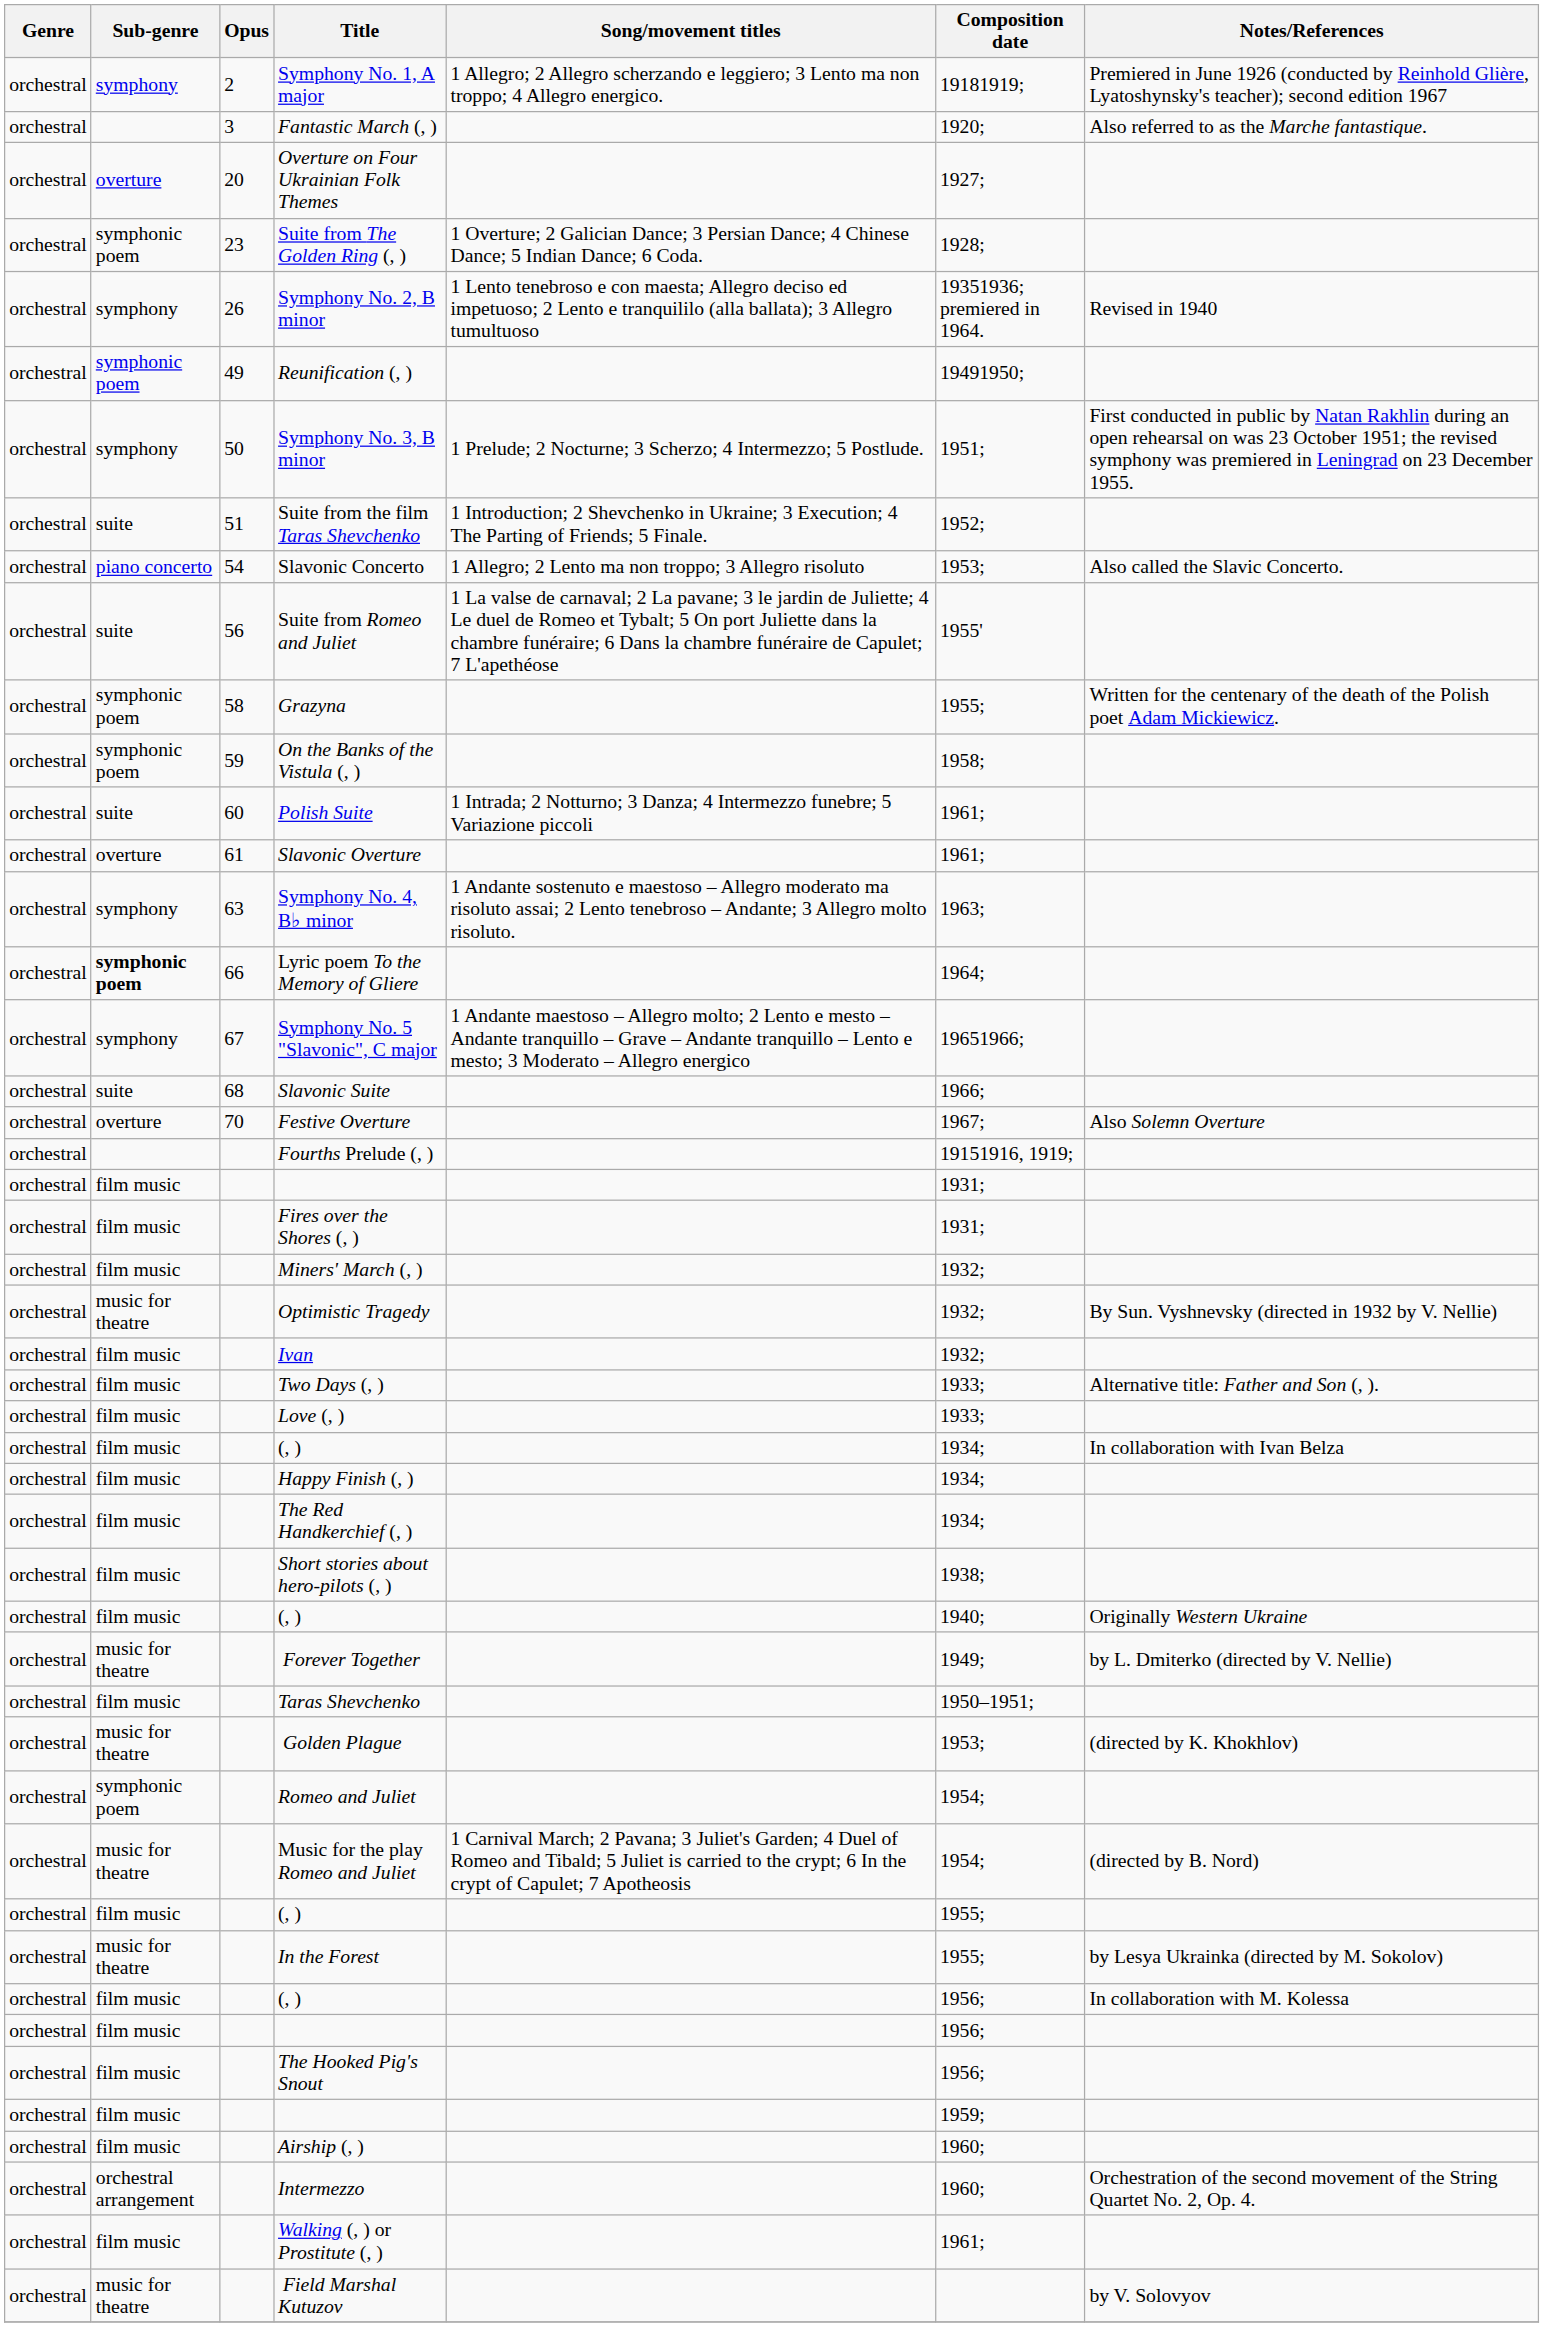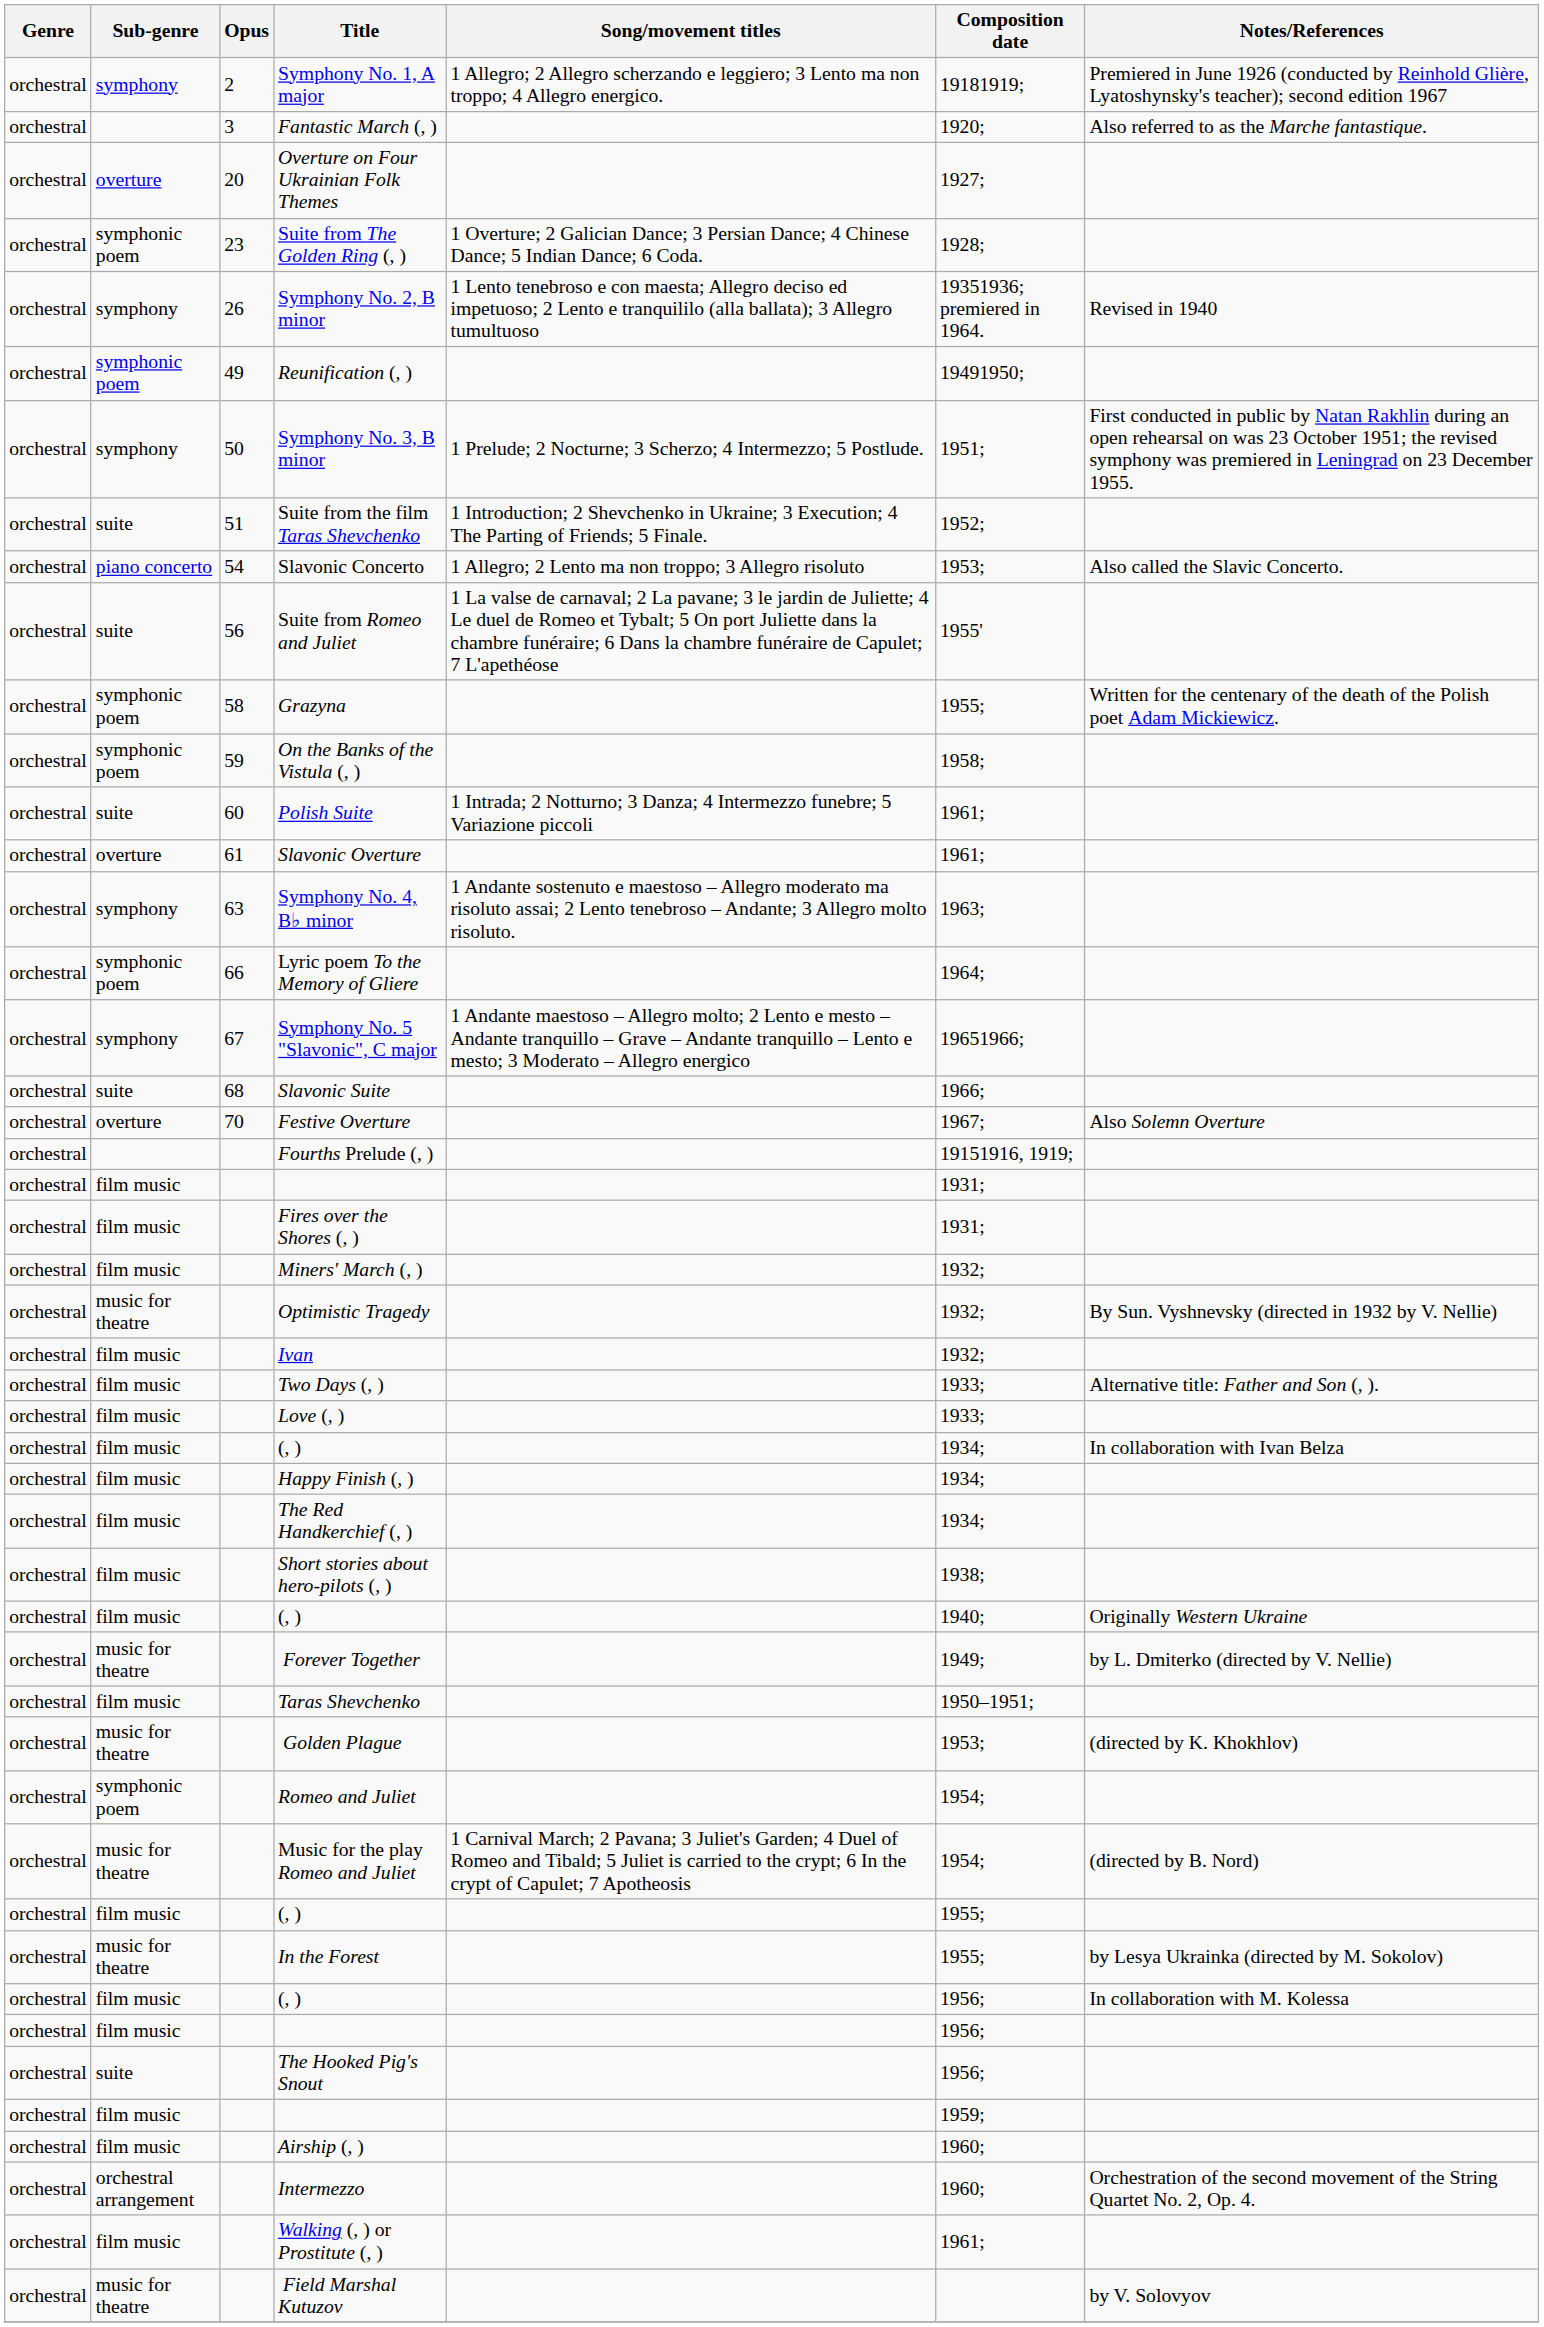(141, 973) bold -> (139, 973) normal
(138, 2072) film music -> (114, 2072) suite
